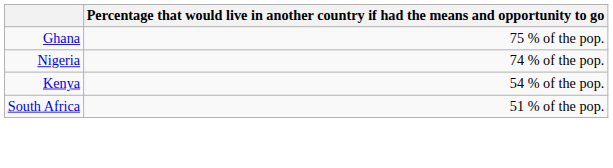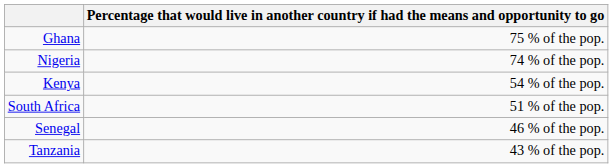+ row: (58, 128)
+ row: (55, 151)
